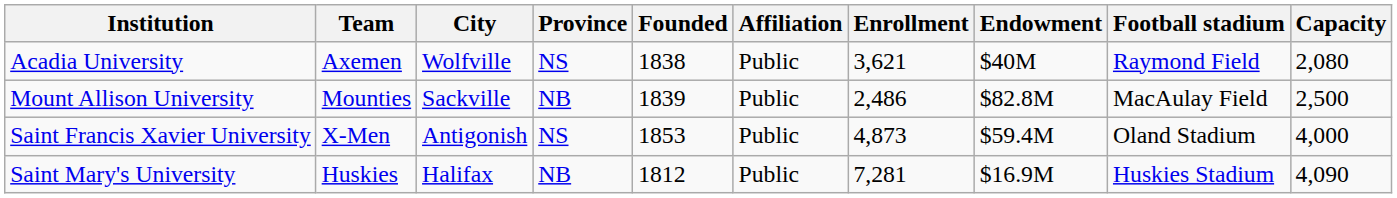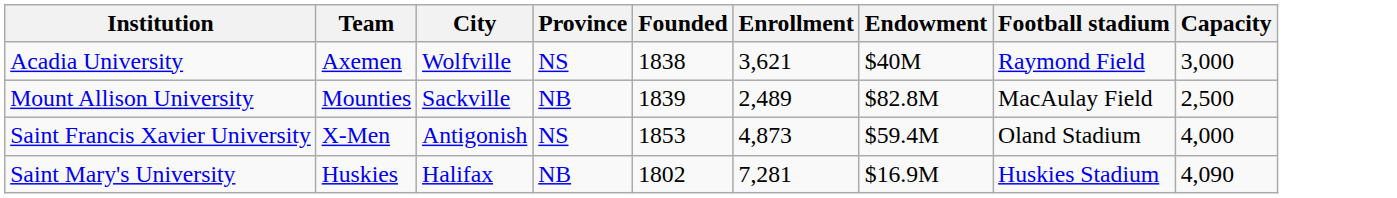- column: (791, 23)
(1322, 60) 2,080 -> (1207, 60) 3,000
(880, 98) 2,486 -> (765, 98) 2,489
(662, 173) 1812 -> (662, 173) 1802
